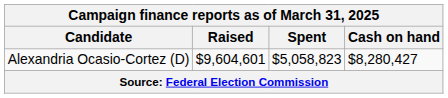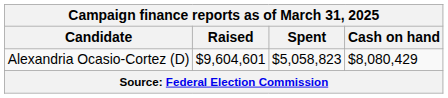(383, 59) $8,280,427 -> (383, 59) $8,080,429
